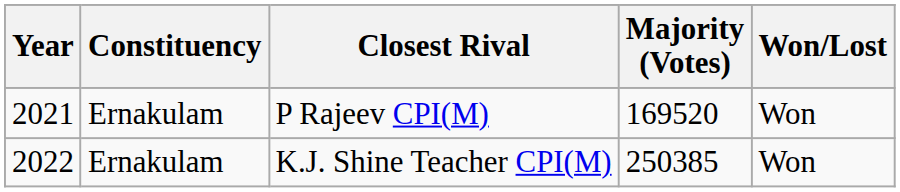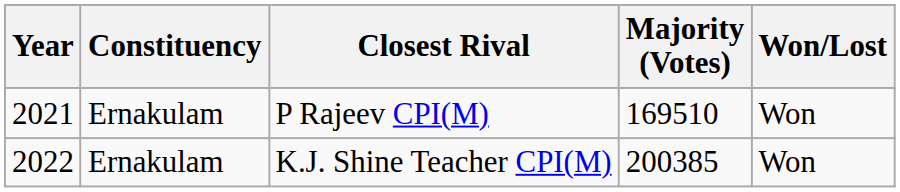(672, 112) 169520 -> (672, 112) 169510
(672, 161) 250385 -> (672, 161) 200385
